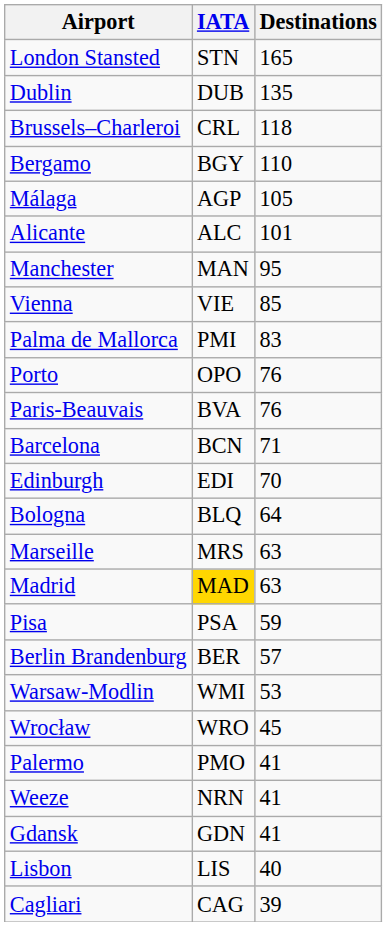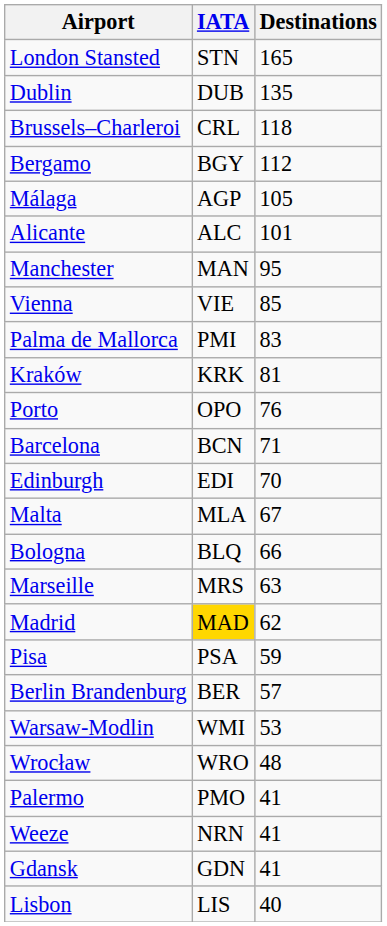(276, 163) 110 -> (276, 163) 112
+ row: (46, 374)
- row: (77, 410)
+ row: (36, 515)
(271, 515) 64 -> (271, 551) 66
(271, 586) 63 -> (271, 621) 62
(271, 727) 45 -> (271, 762) 48
- row: (46, 903)
